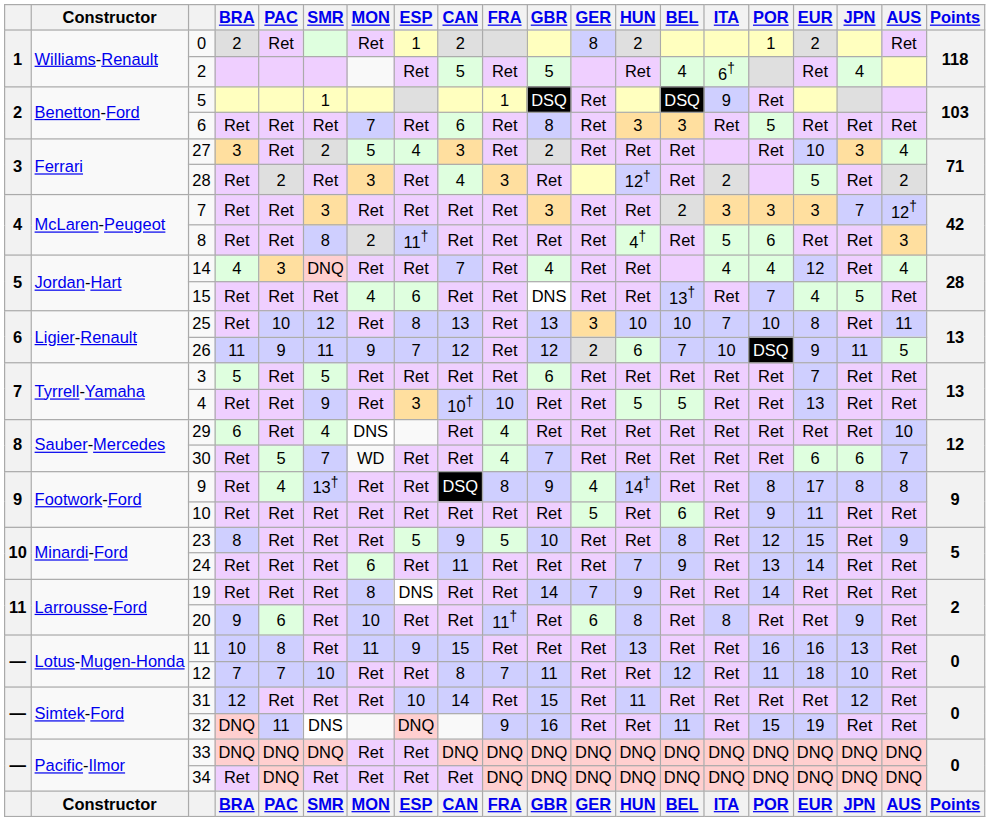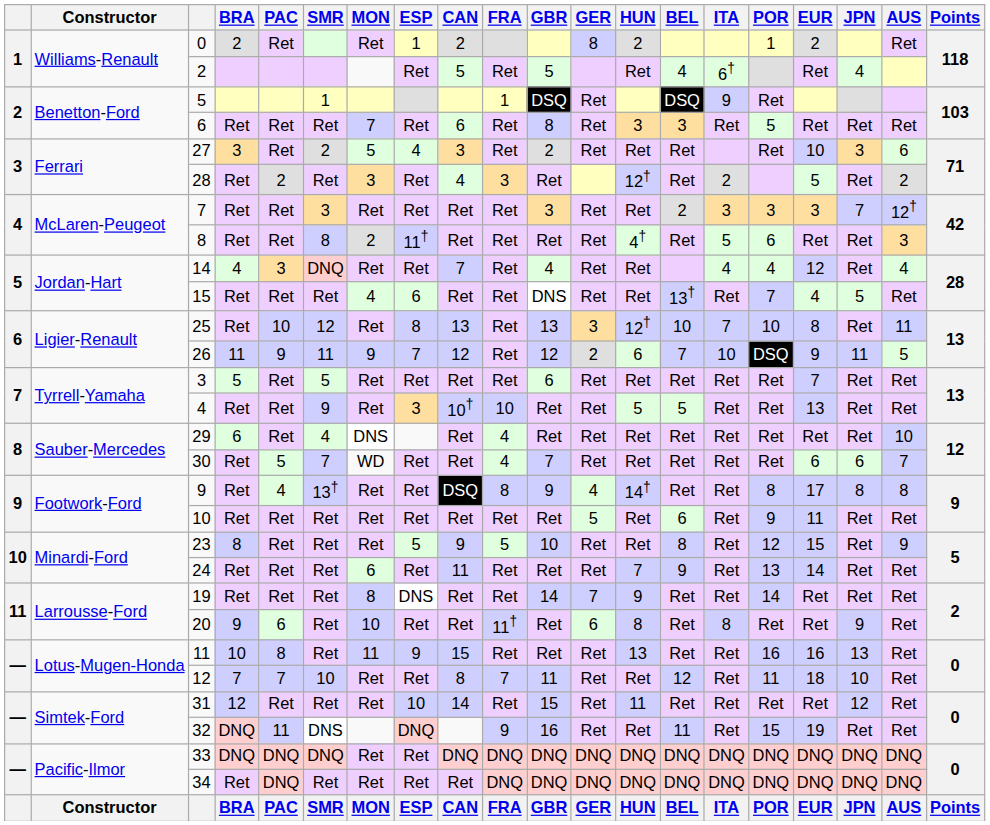(904, 151) 4 -> (904, 151) 6
(638, 324) 10 -> (638, 326) 12†
